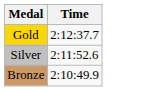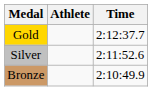+ column: (70, 14)
